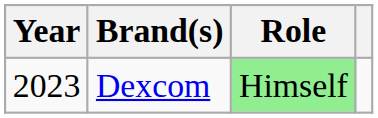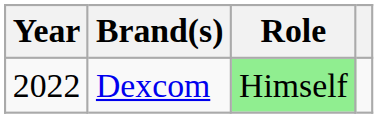(47, 84) 2023 -> (47, 84) 2022
